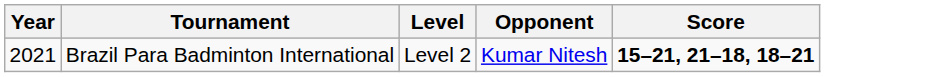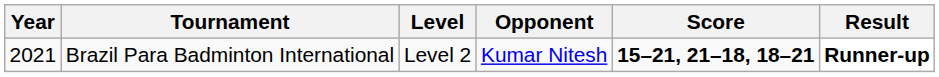+ column: (877, 22)
